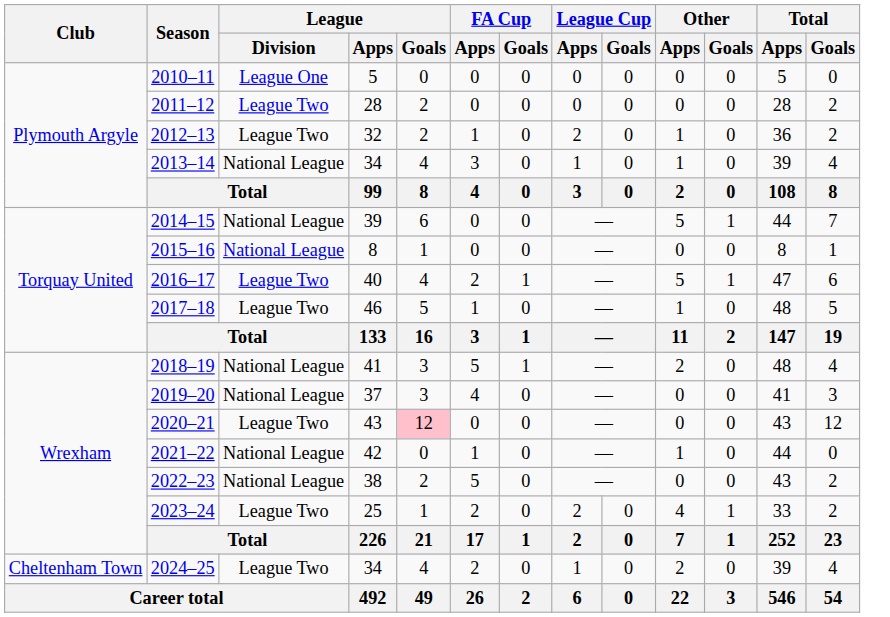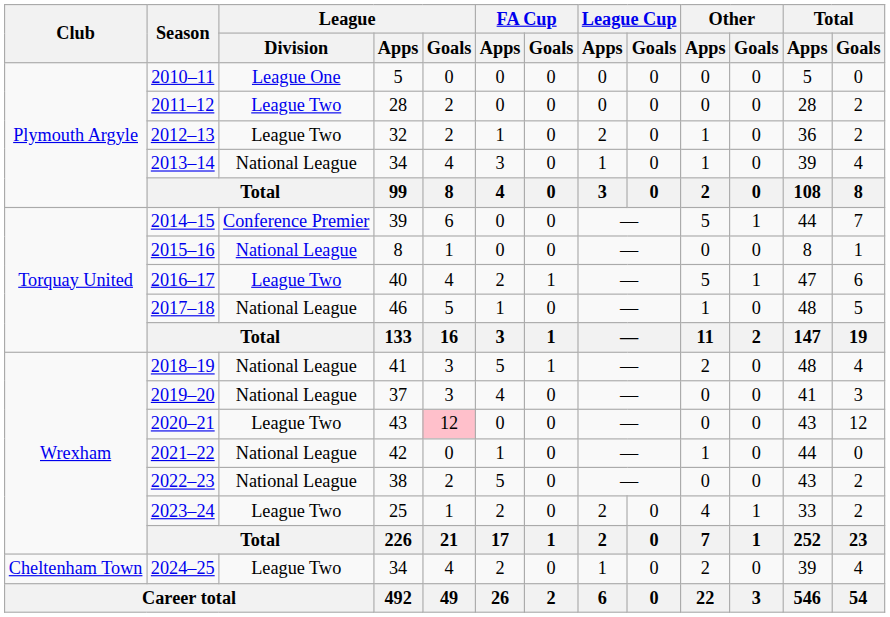(284, 221) National League -> (296, 221) Conference Premier
(284, 308) League Two -> (296, 308) National League
